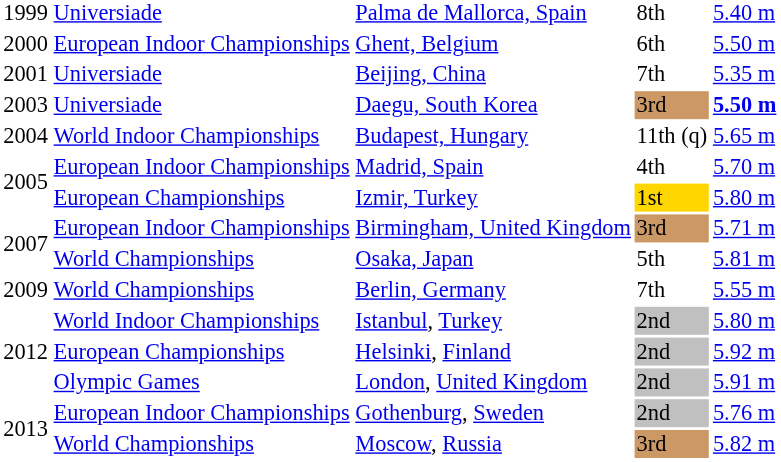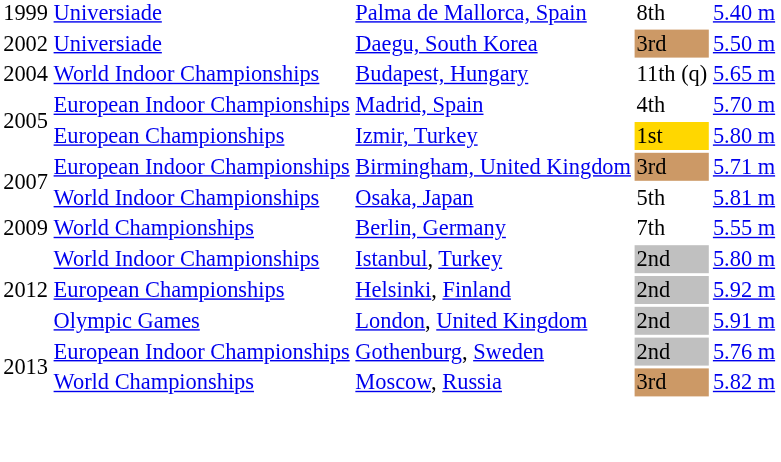- row: (427, 43)
- row: (421, 74)
(26, 104) 2003 -> (26, 43) 2002
(745, 104) bold -> (744, 43) normal
(154, 258) World Championships -> (186, 197) World Indoor Championships
